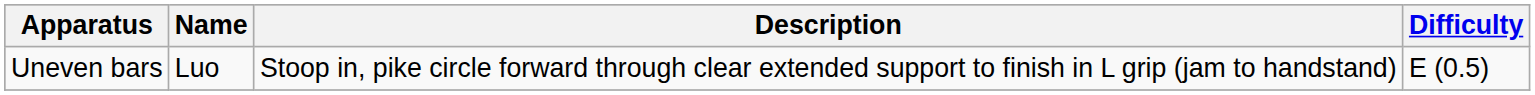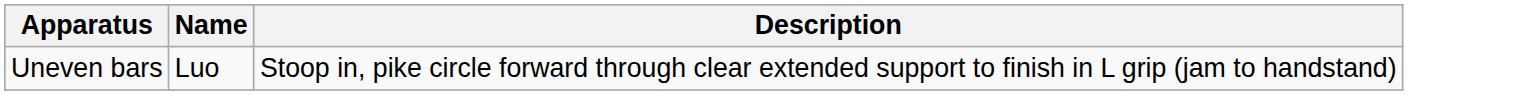- column: (1466, 25)
